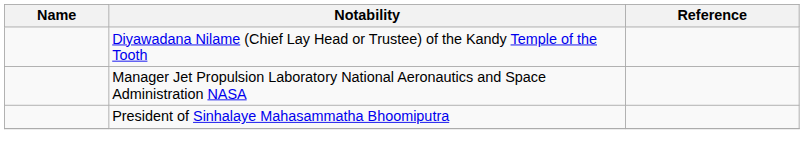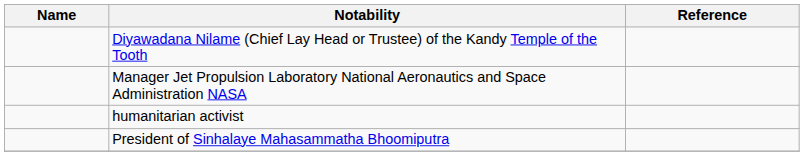+ row: (178, 116)
